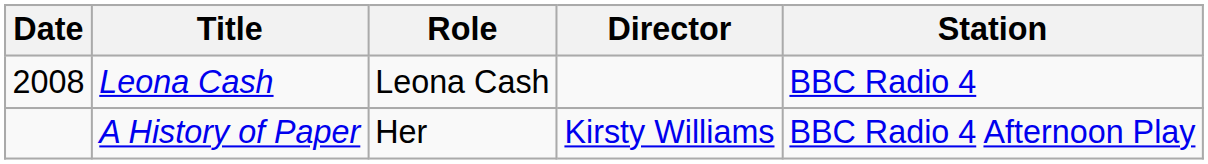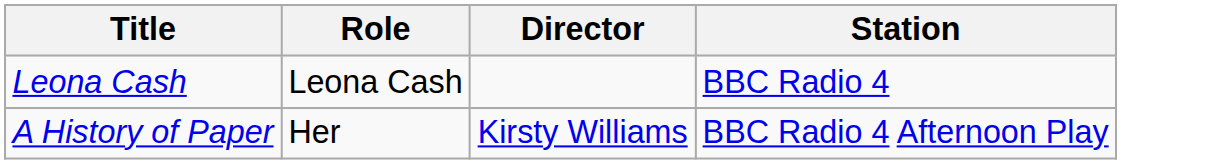- column: (48, 30)
